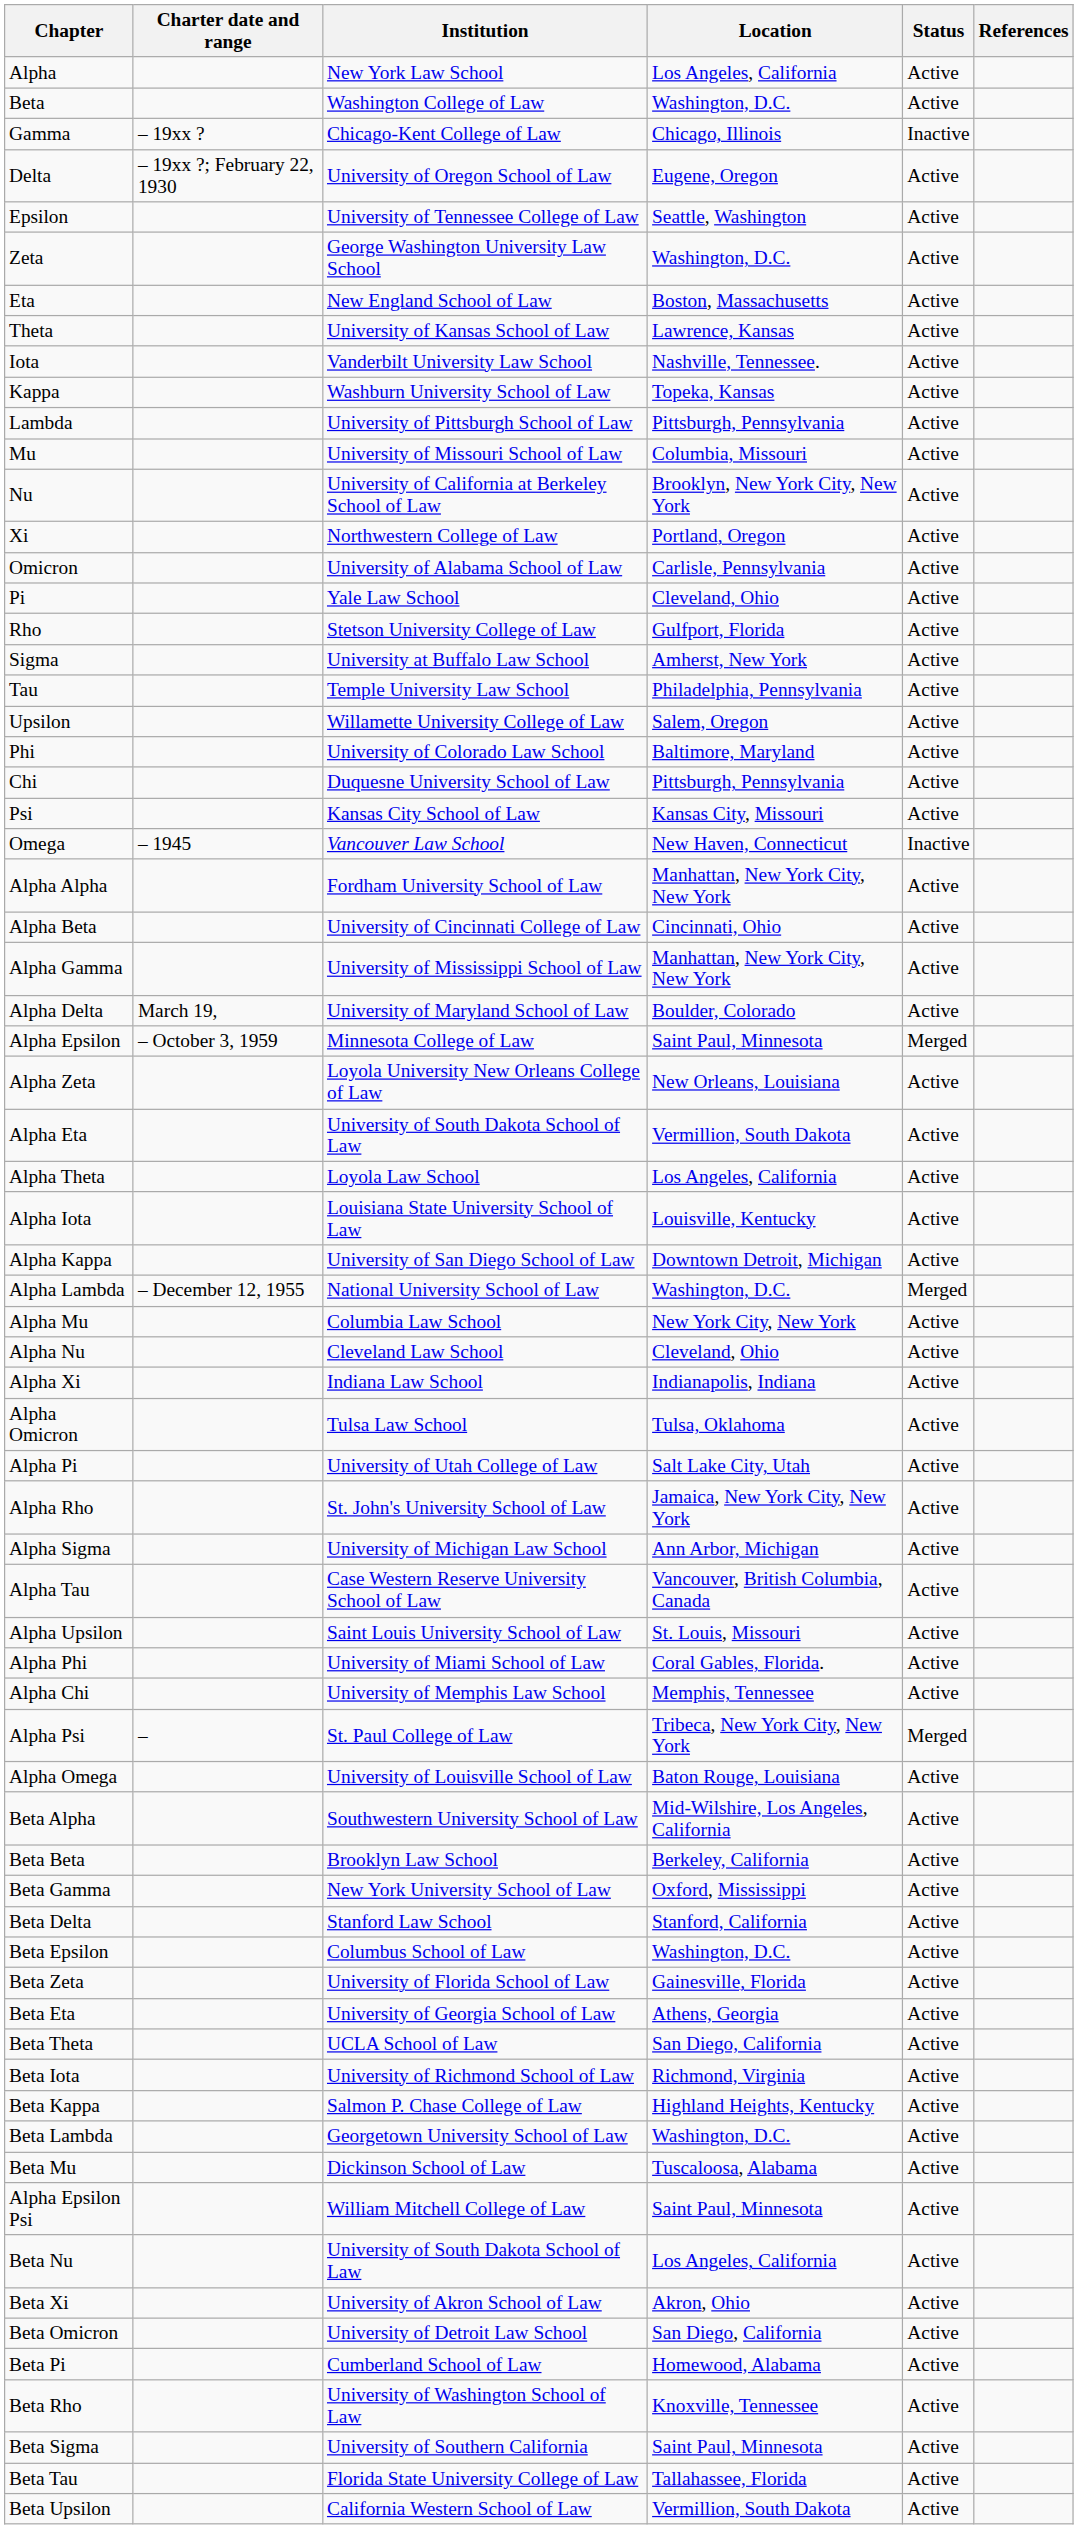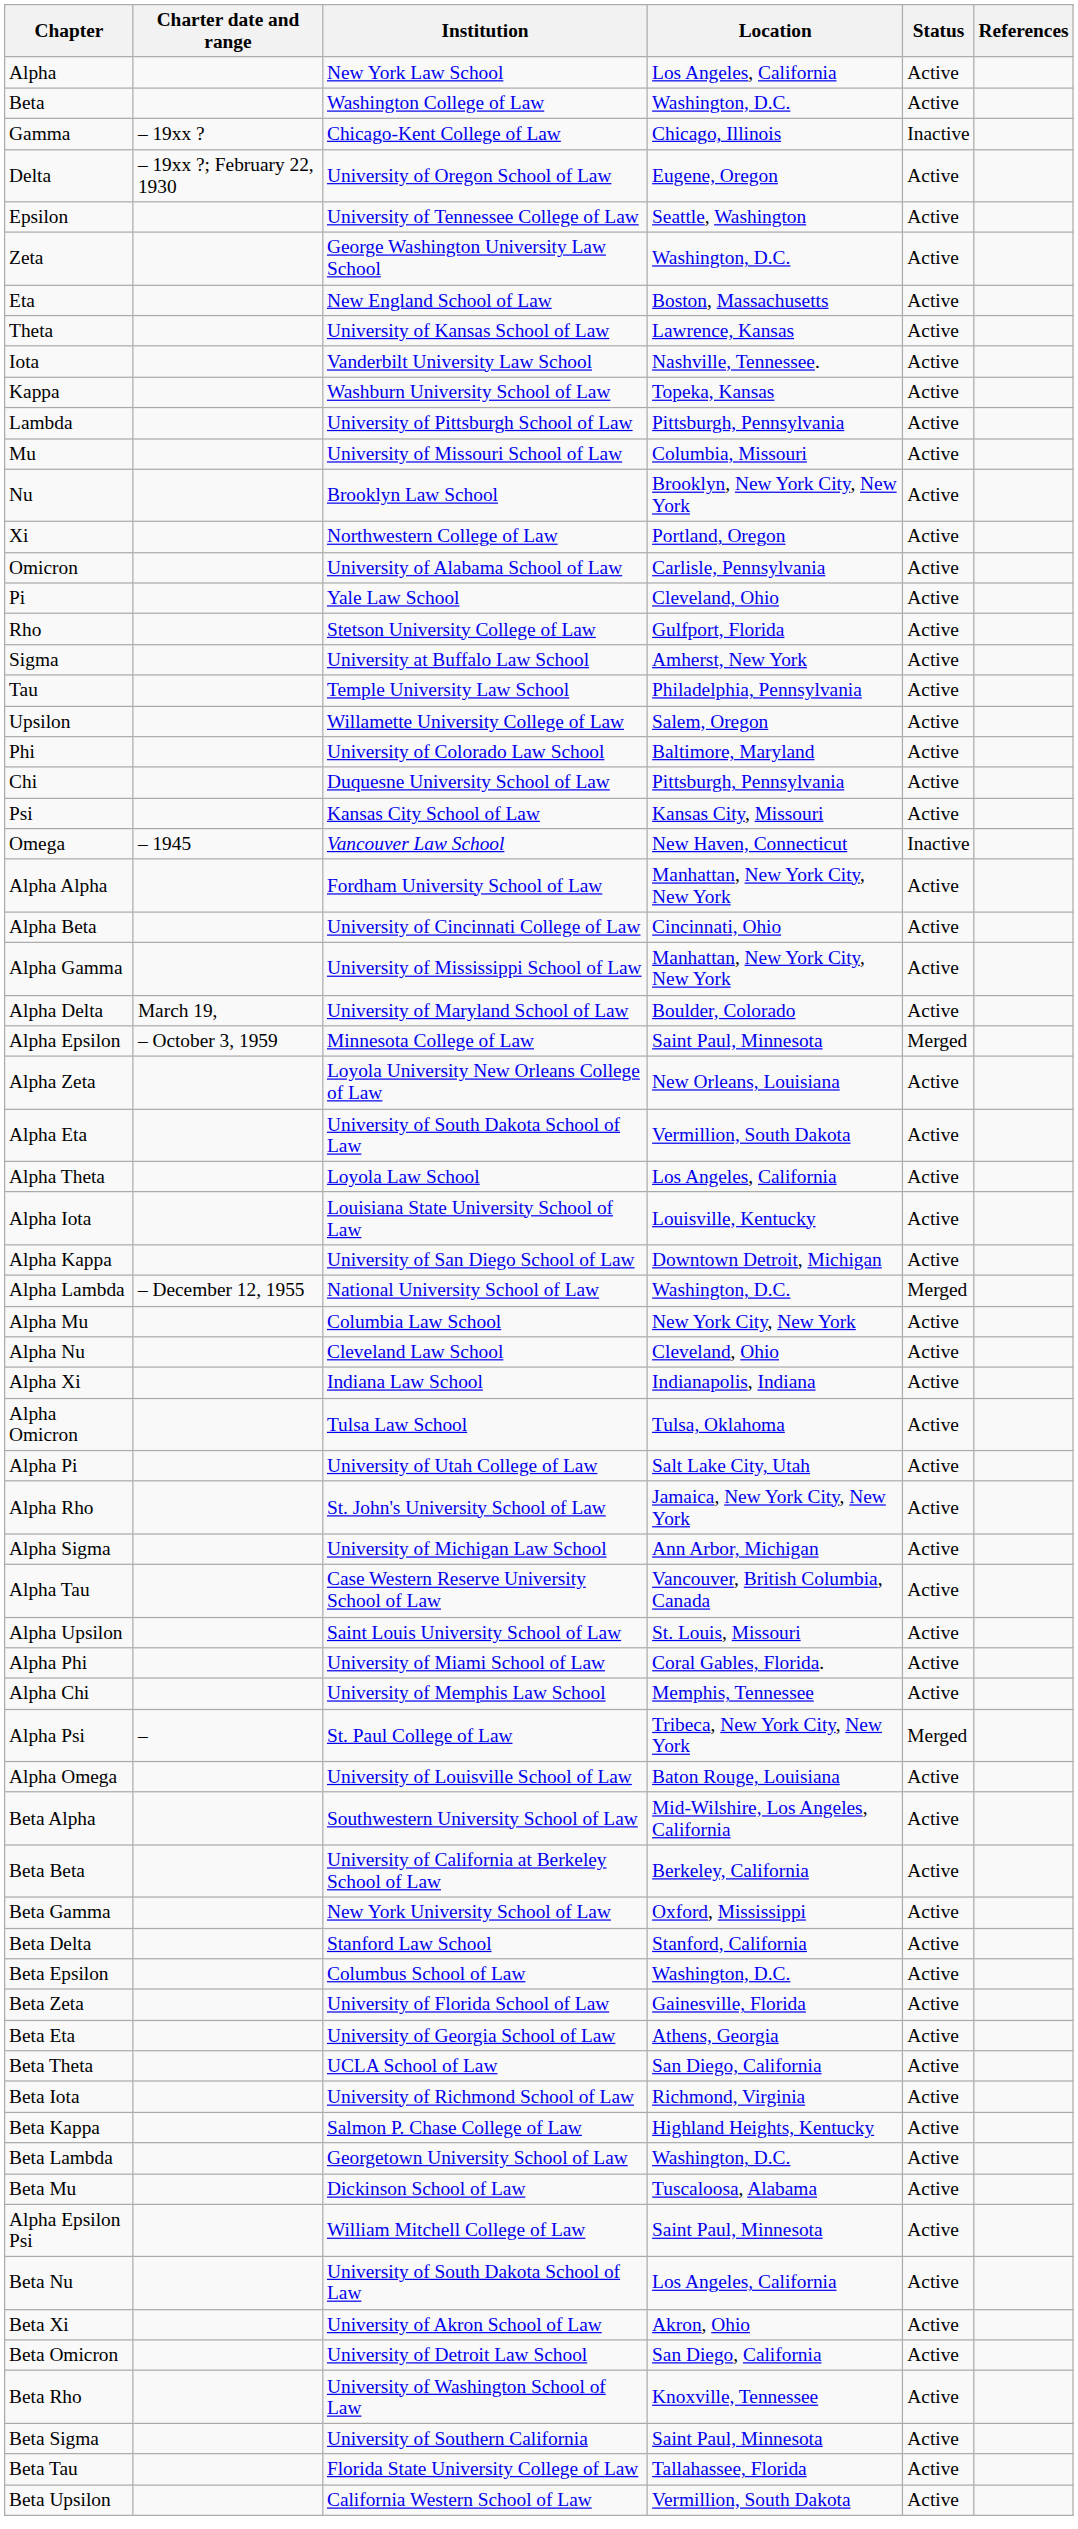(467, 495) University of California at Berkeley School of Law -> (412, 495) Brooklyn Law School
(412, 1859) Brooklyn Law School -> (467, 1870) University of California at Berkeley School of Law
- row: (37, 2364)
